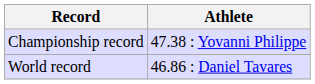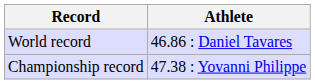rows swapped: (49, 66) <-> (76, 41)
